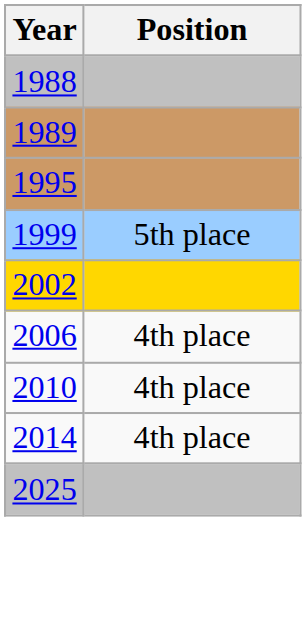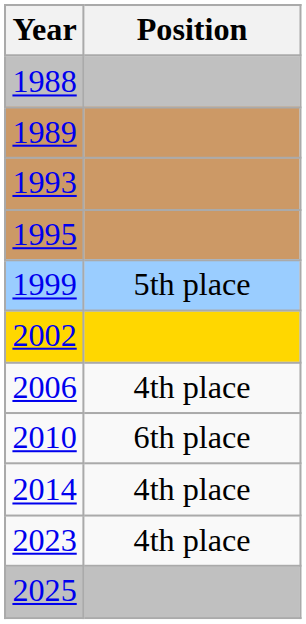+ row: (45, 183)
(192, 387) 4th place -> (192, 438) 6th place
+ row: (45, 540)
